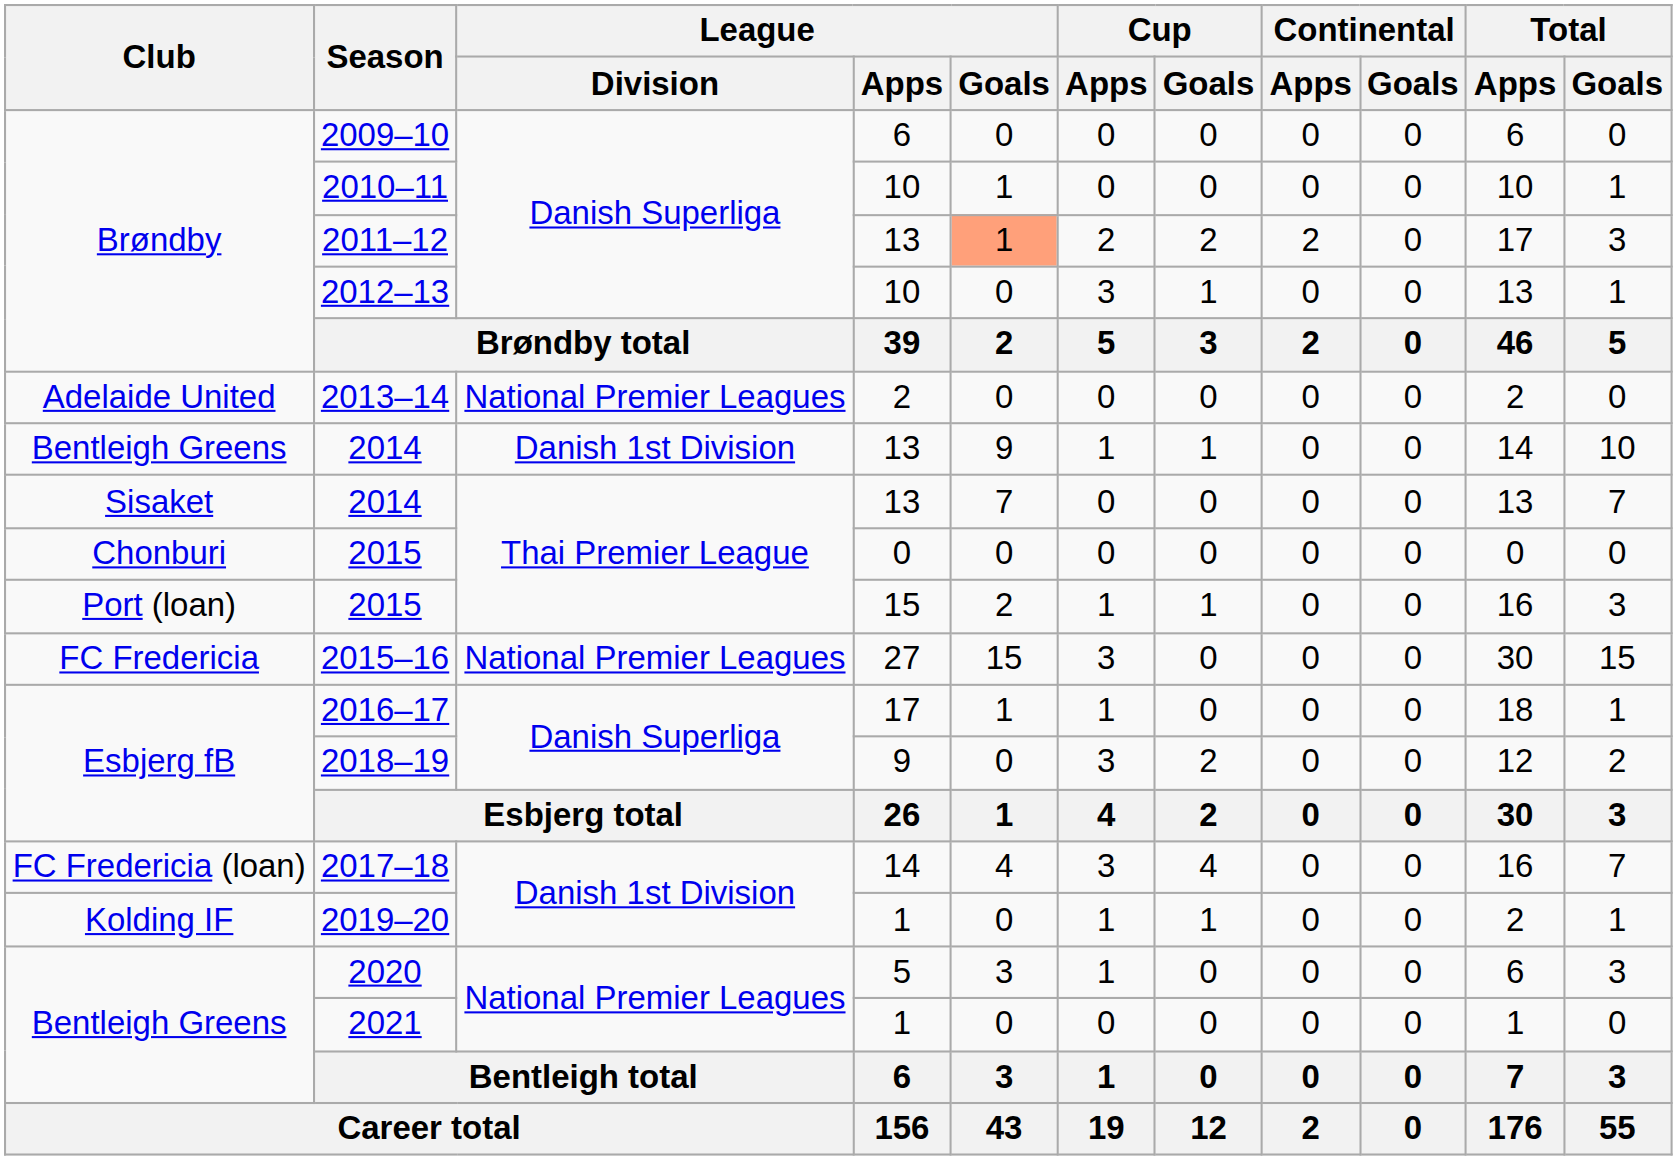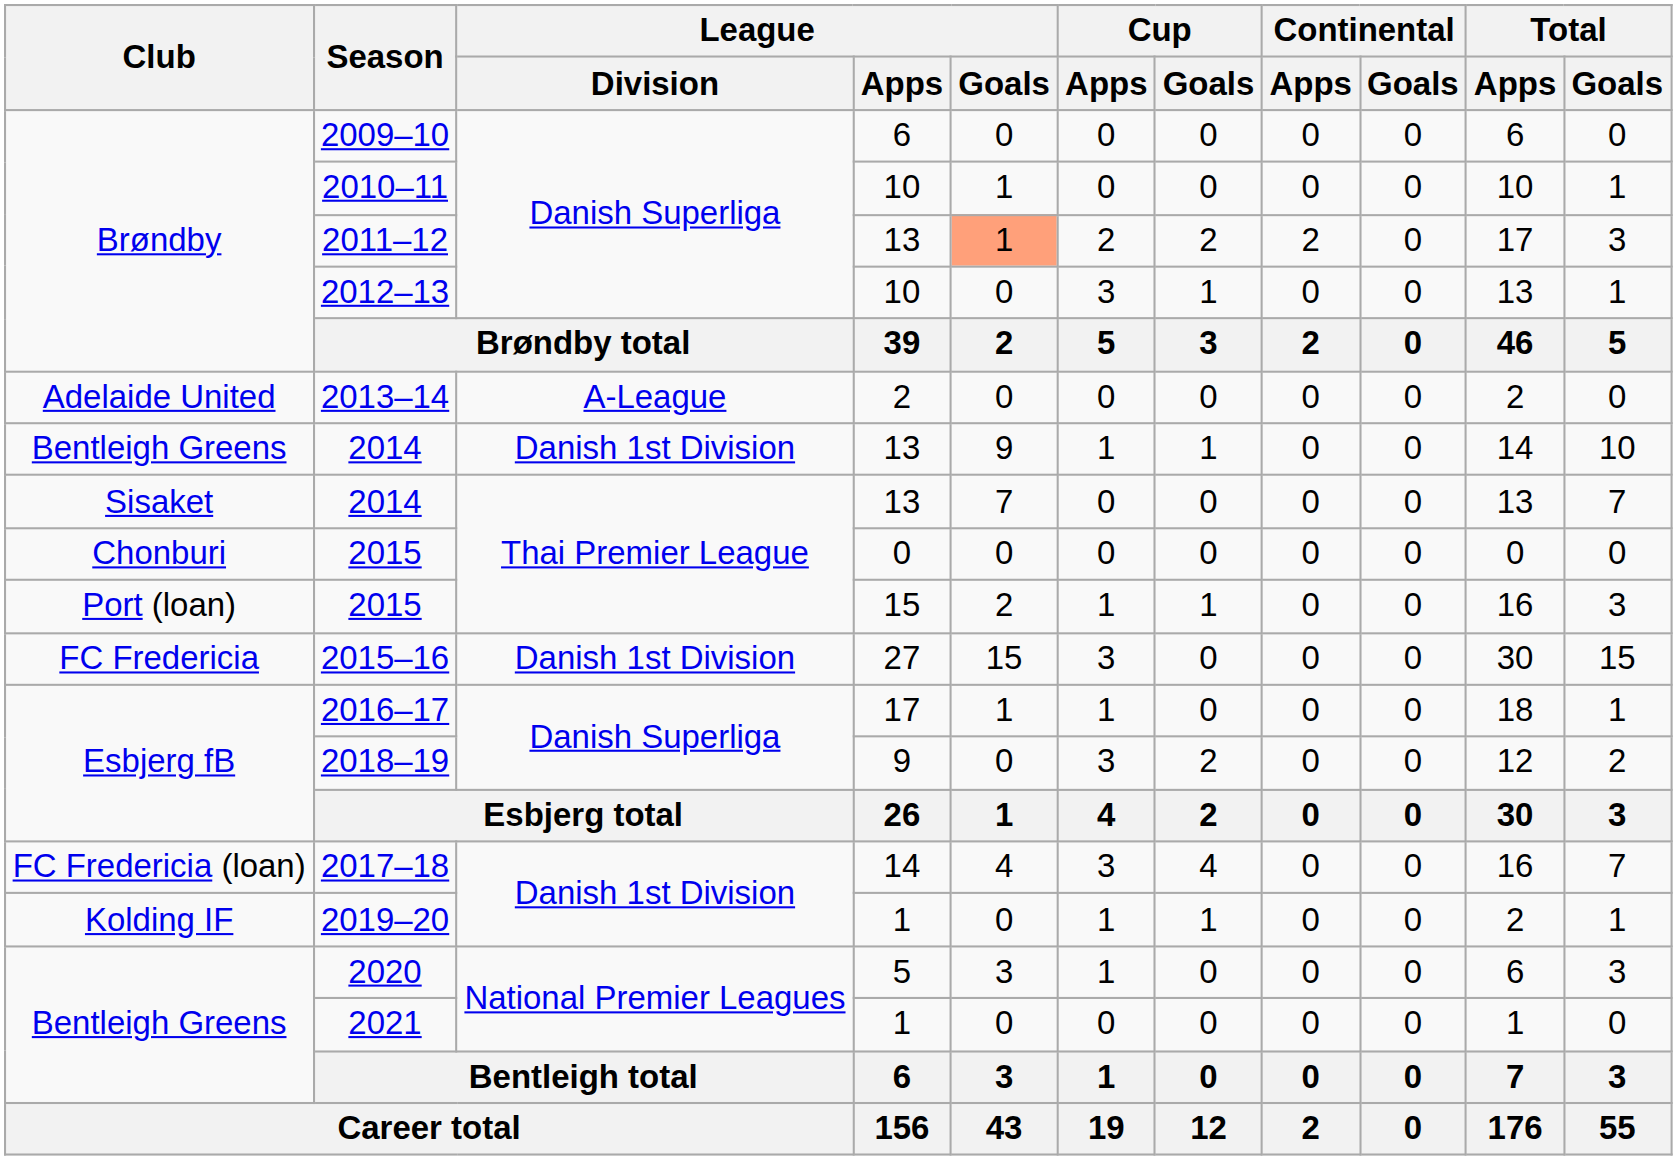(655, 396) National Premier Leagues -> (655, 396) A-League
(655, 657) National Premier Leagues -> (655, 657) Danish 1st Division
